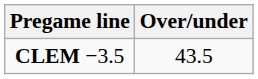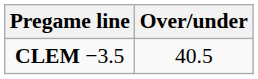(194, 55) 43.5 -> (194, 55) 40.5
